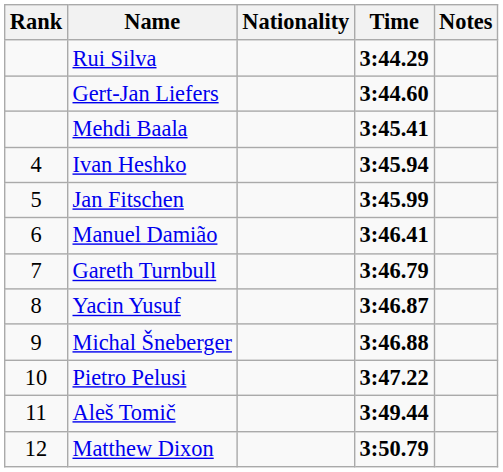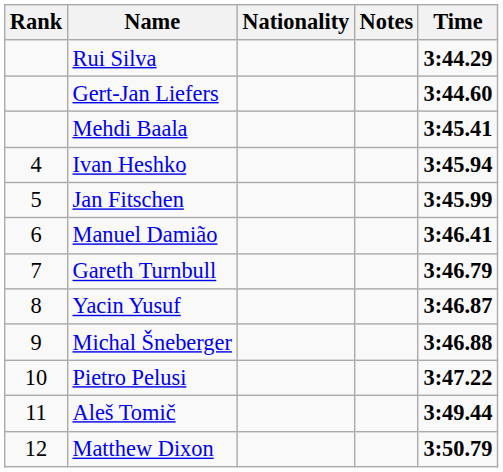columns swapped: (394, 22) <-> (466, 22)
